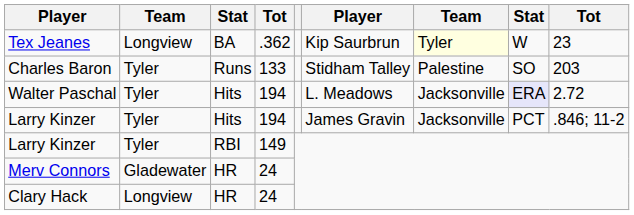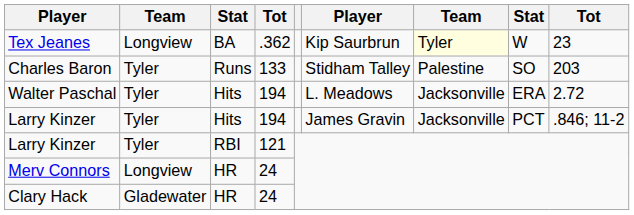(529, 94) lavender background -> (529, 94) no background
(273, 145) 149 -> (273, 145) 121
(165, 171) Gladewater -> (158, 171) Longview
(158, 196) Longview -> (165, 196) Gladewater
